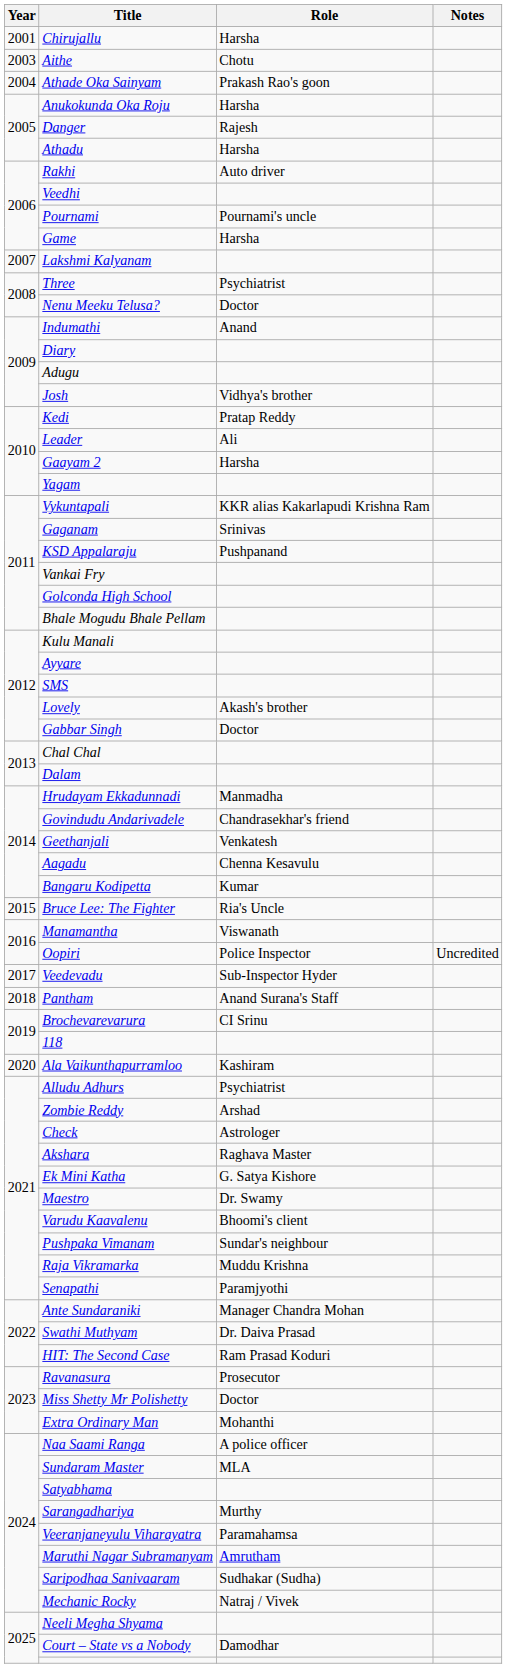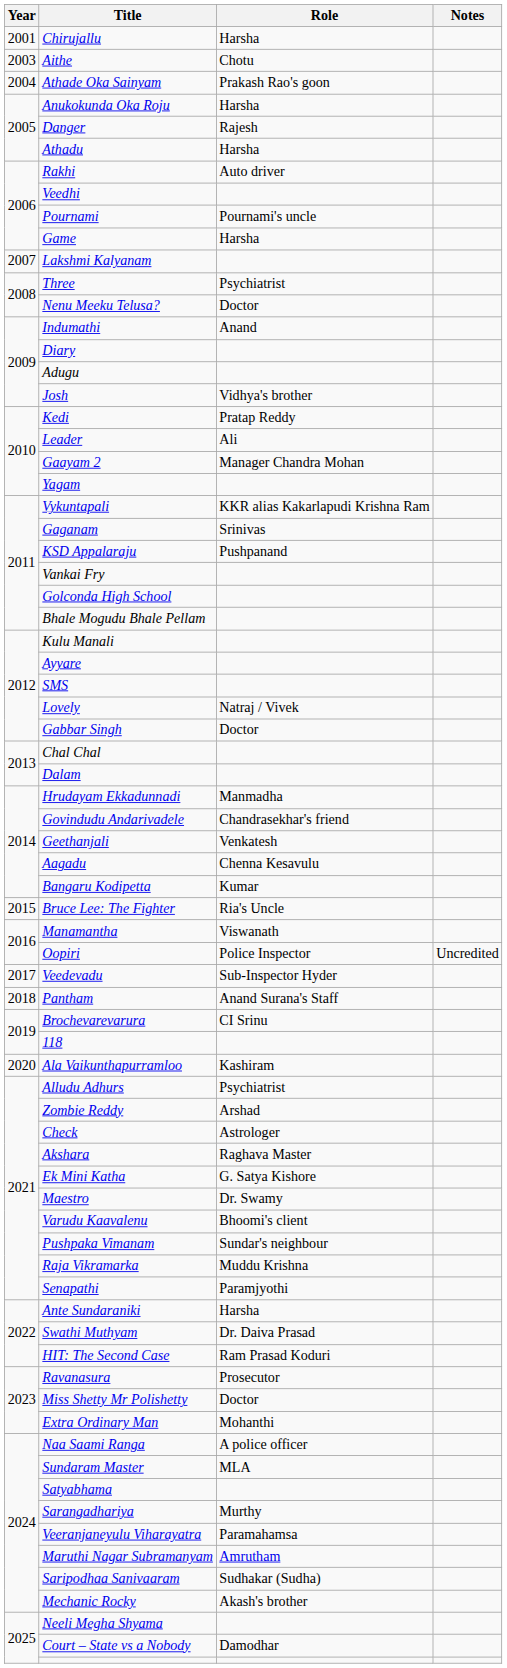(239, 462) Harsha -> (292, 462) Manager Chandra Mohan
(263, 707) Akash's brother -> (259, 707) Natraj / Vivek
(292, 1310) Manager Chandra Mohan -> (239, 1310) Harsha
(259, 1601) Natraj / Vivek -> (263, 1601) Akash's brother
